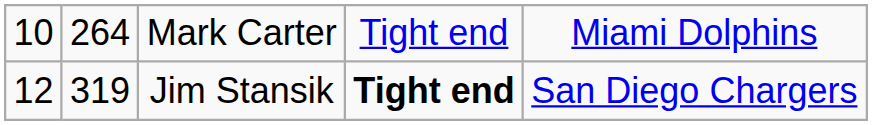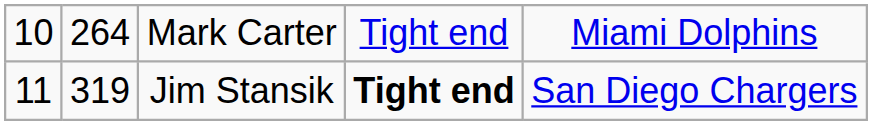(33, 90) 12 -> (33, 90) 11
